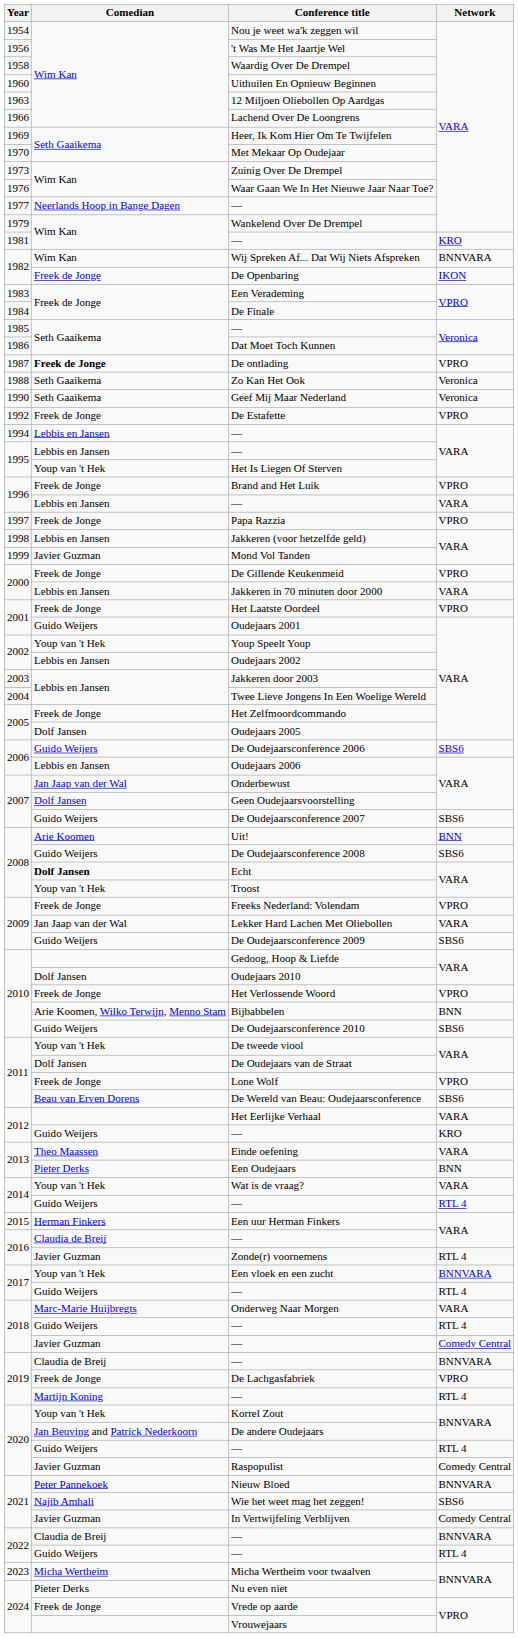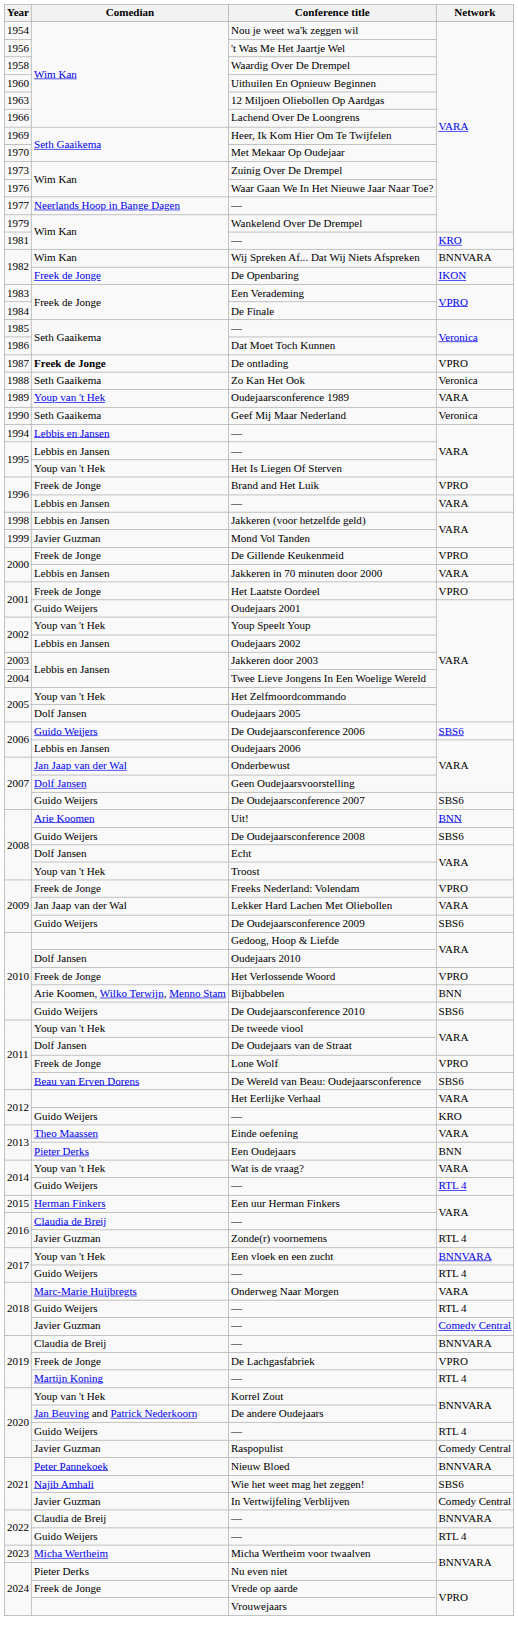+ row: (18, 398)
- row: (18, 415)
- row: (18, 521)
(67, 713) Freek de Jonge -> (70, 696) Youp van 't Hek
(62, 871) bold -> (60, 853) normal
